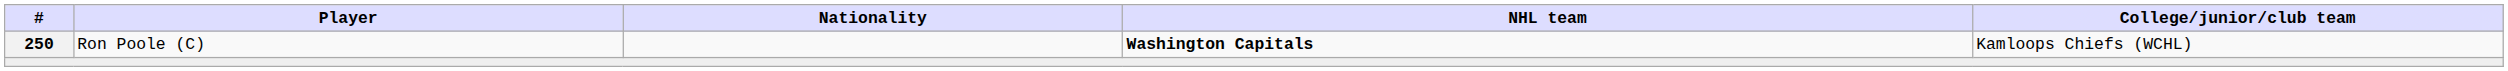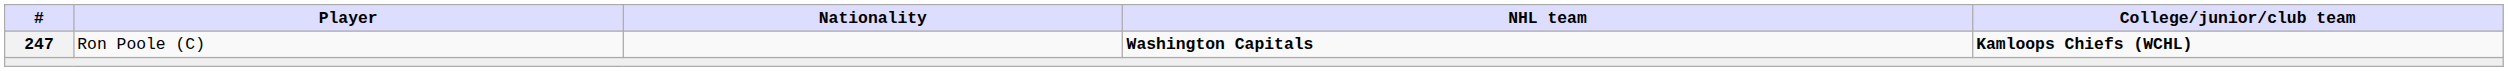(39, 45) 250 -> (39, 45) 247
(2084, 45) normal -> (2084, 45) bold
